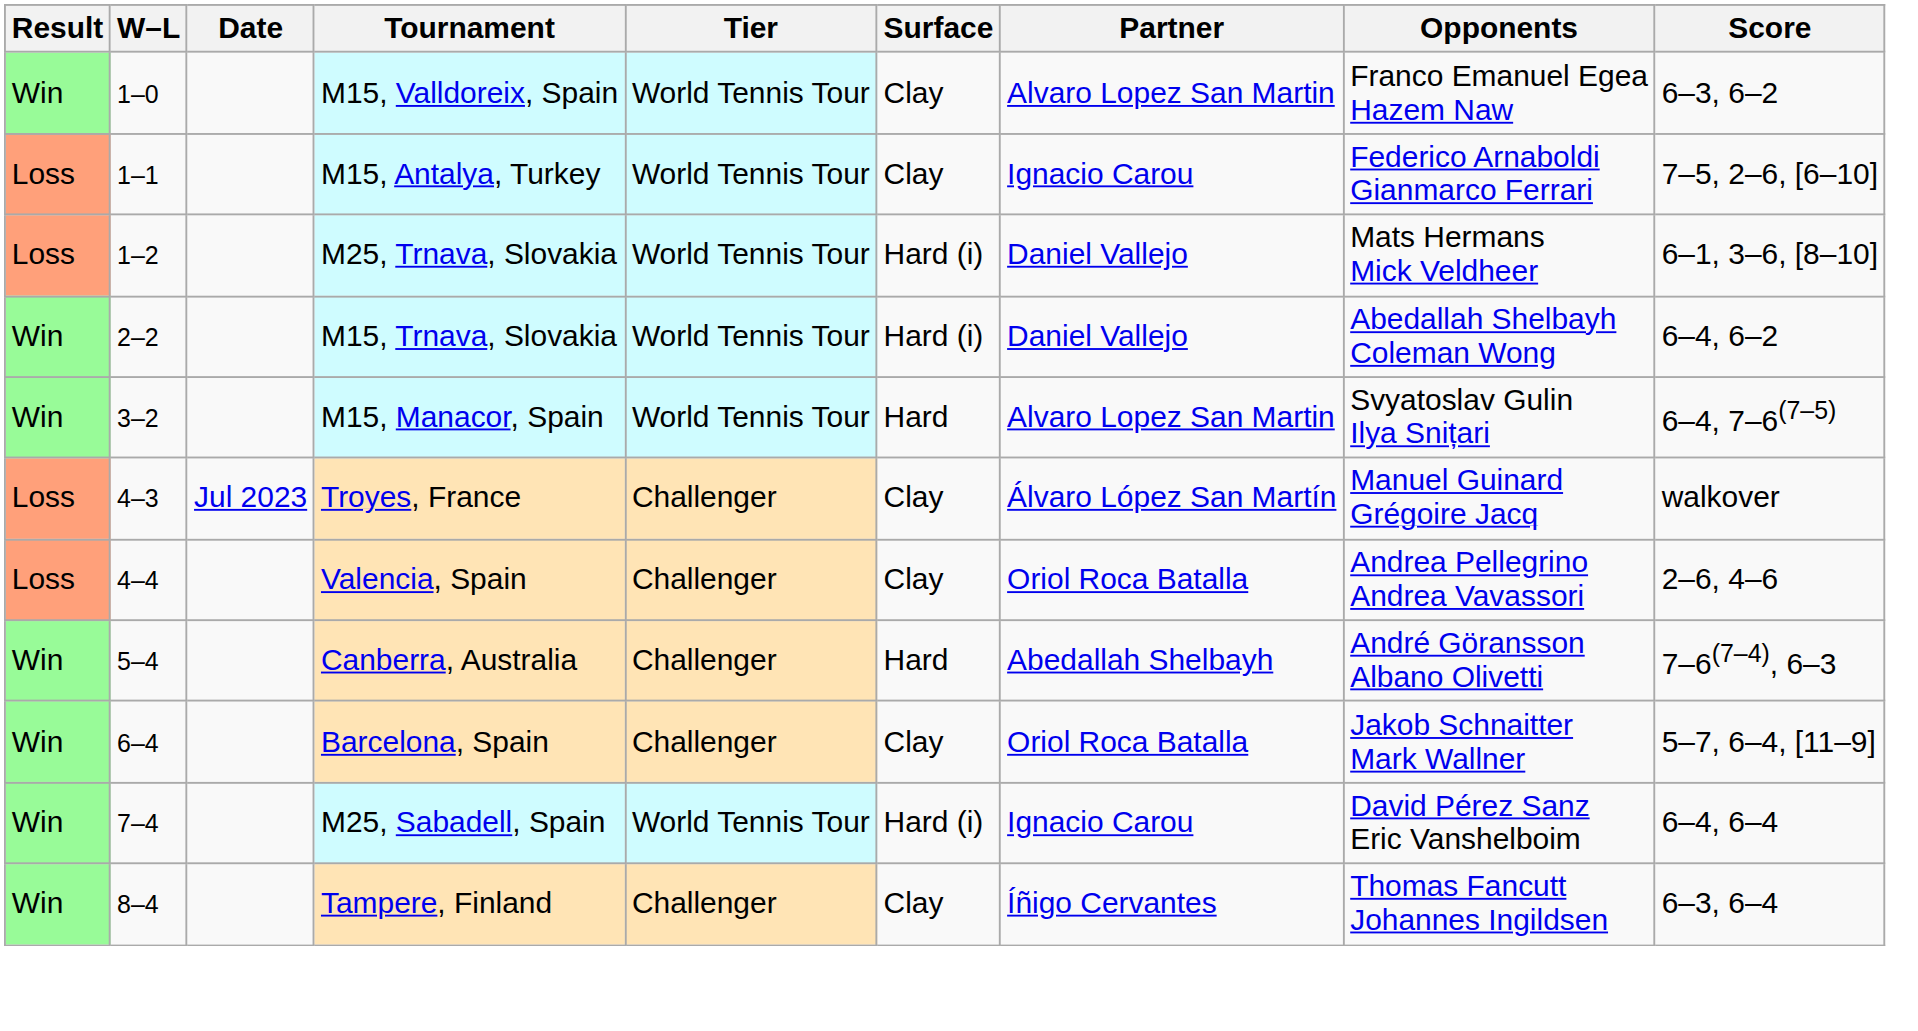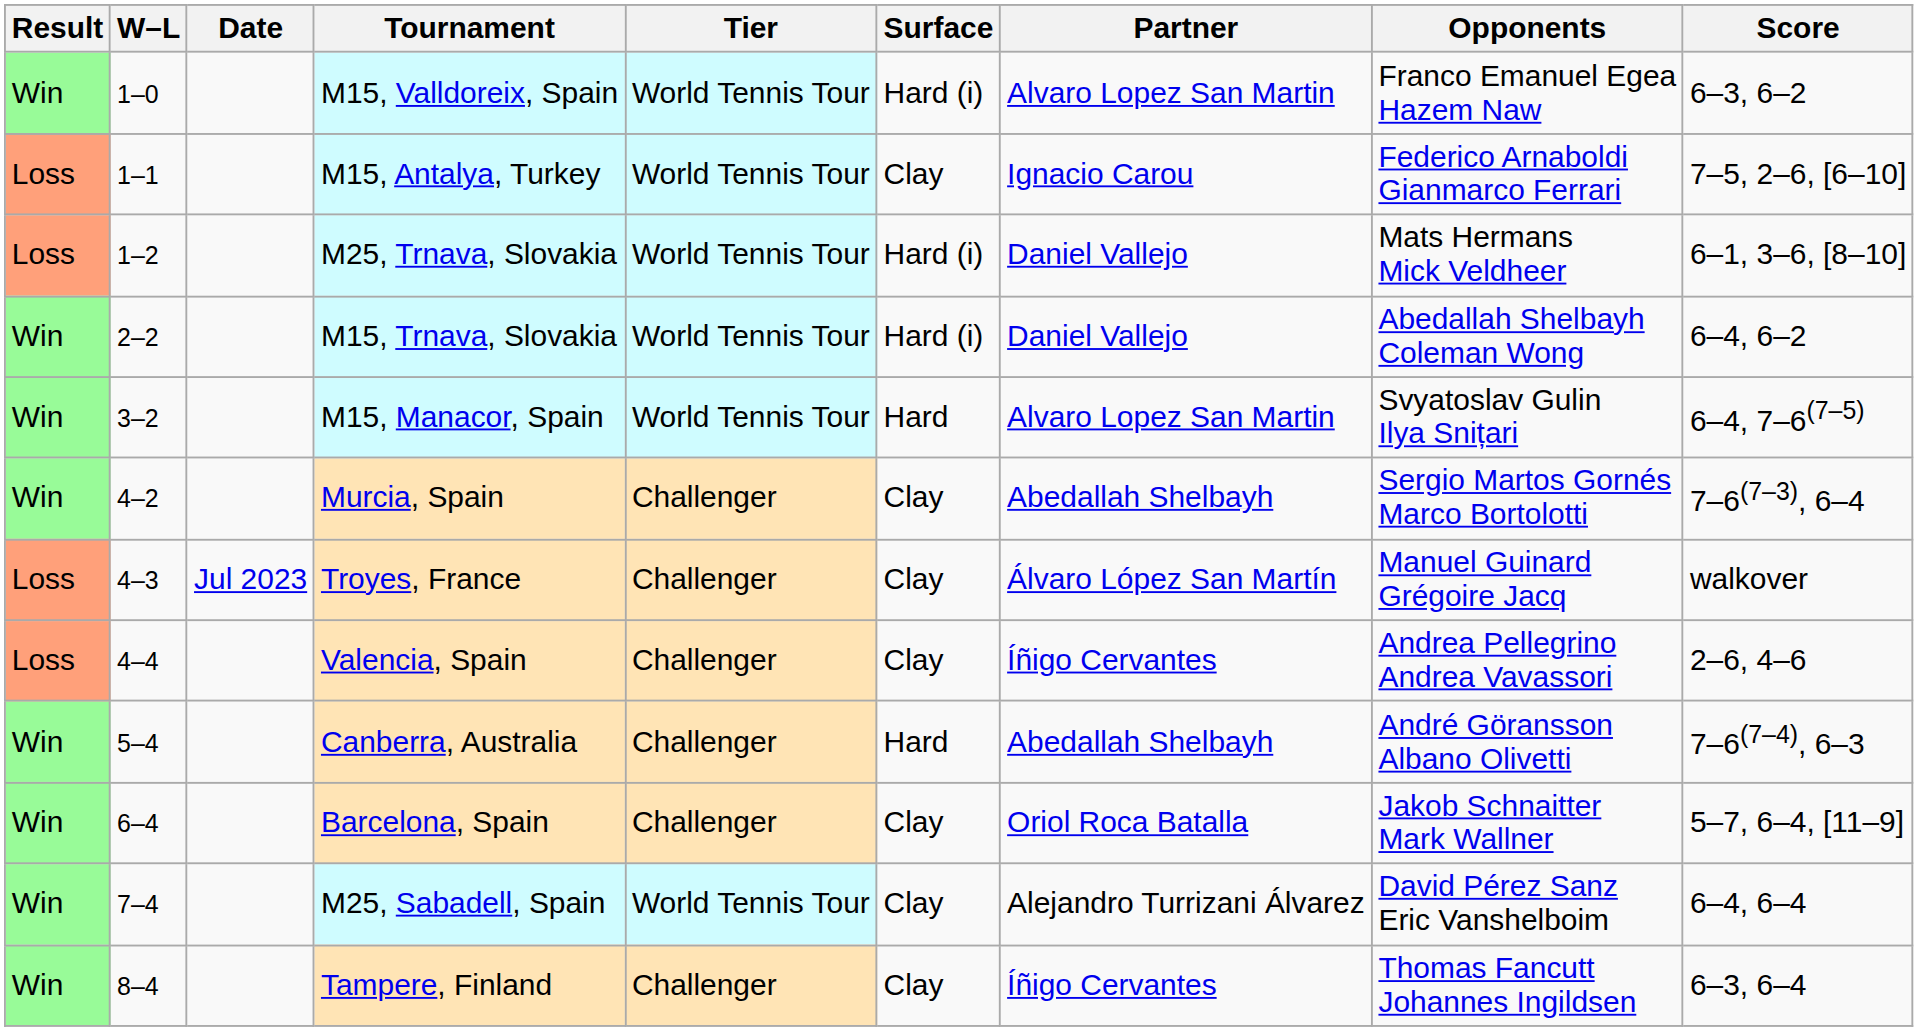(913, 92) Clay -> (933, 92) Hard (i)
+ row: (412, 498)
(1128, 579) Oriol Roca Batalla -> (1112, 660) Íñigo Cervantes
(933, 822) Hard (i) -> (913, 903) Clay
(1100, 822) Ignacio Carou -> (1186, 903) Alejandro Turrizani Álvarez
